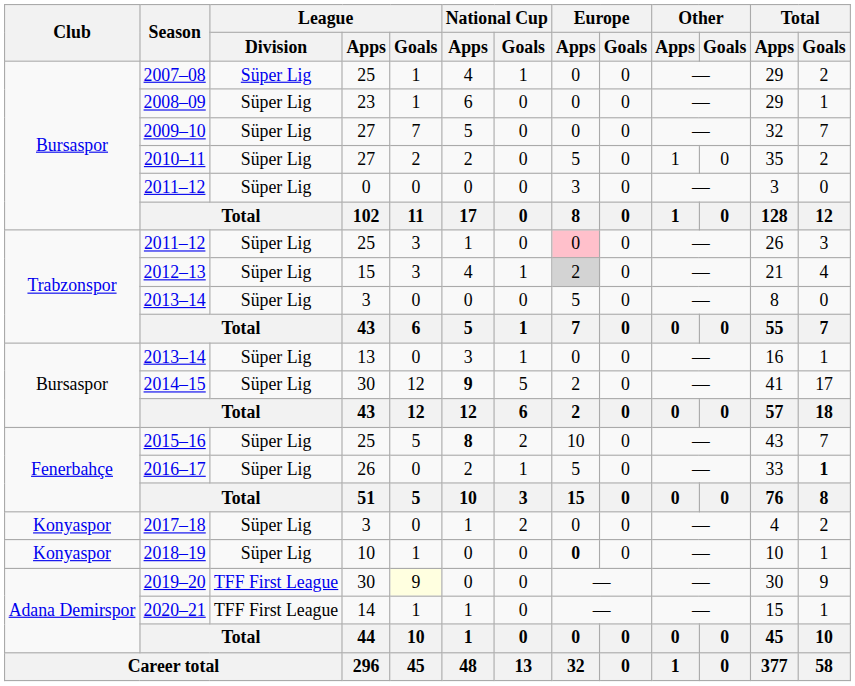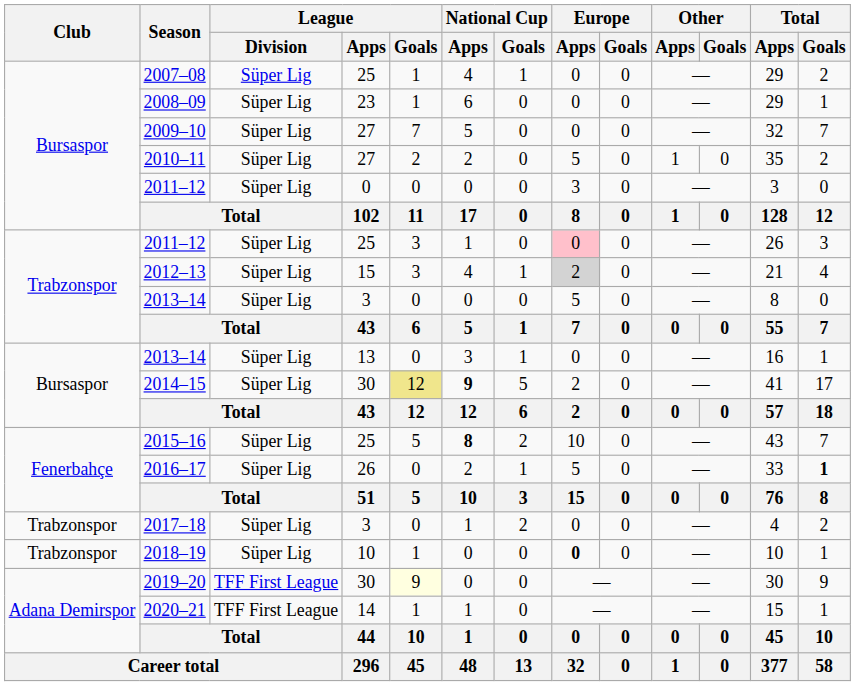(416, 384) no background -> (416, 384) khaki background
(72, 525) Konyaspor -> (72, 525) Trabzonspor
(72, 553) Konyaspor -> (72, 553) Trabzonspor
